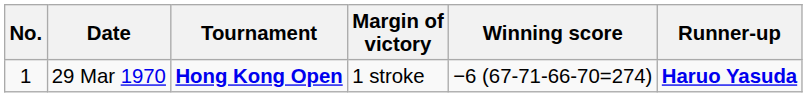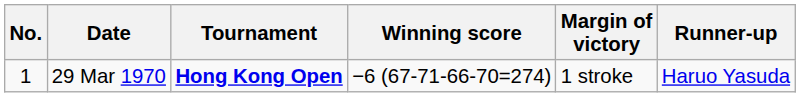columns swapped: (553, 32) <-> (398, 32)
(730, 76) bold -> (726, 76) normal
